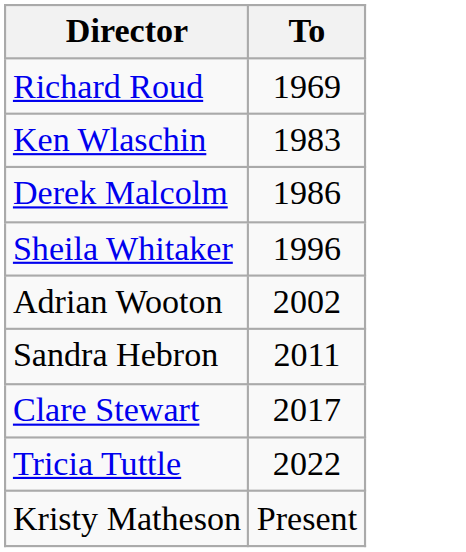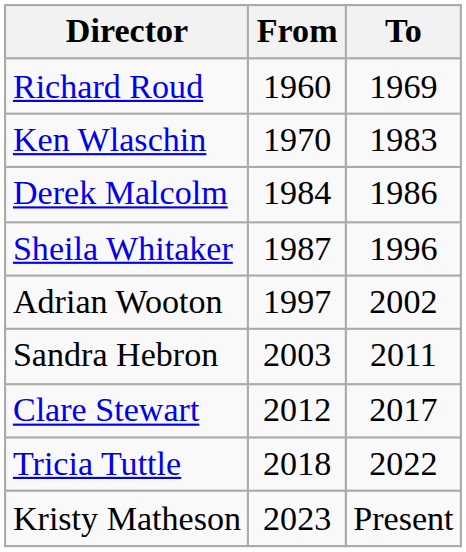+ column: (297, 31)
